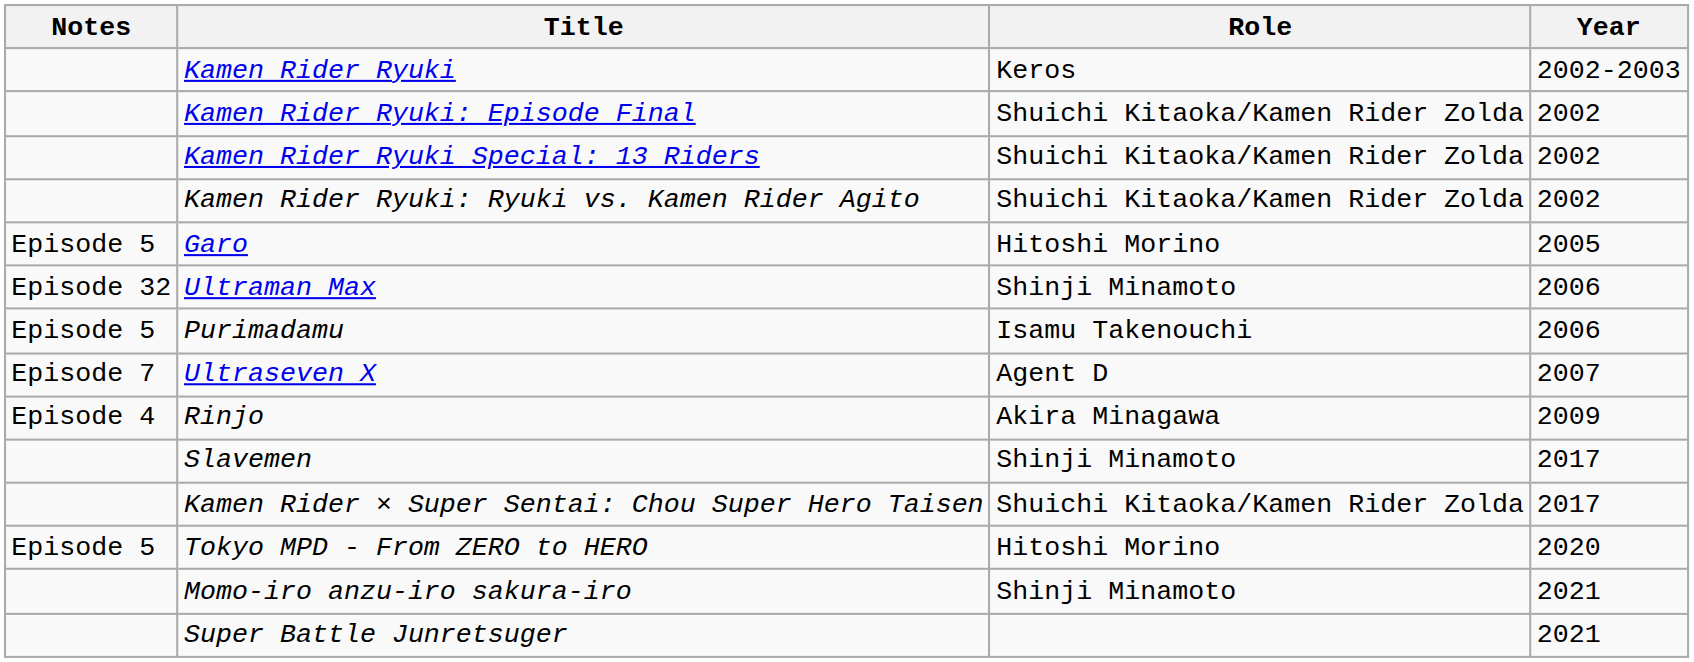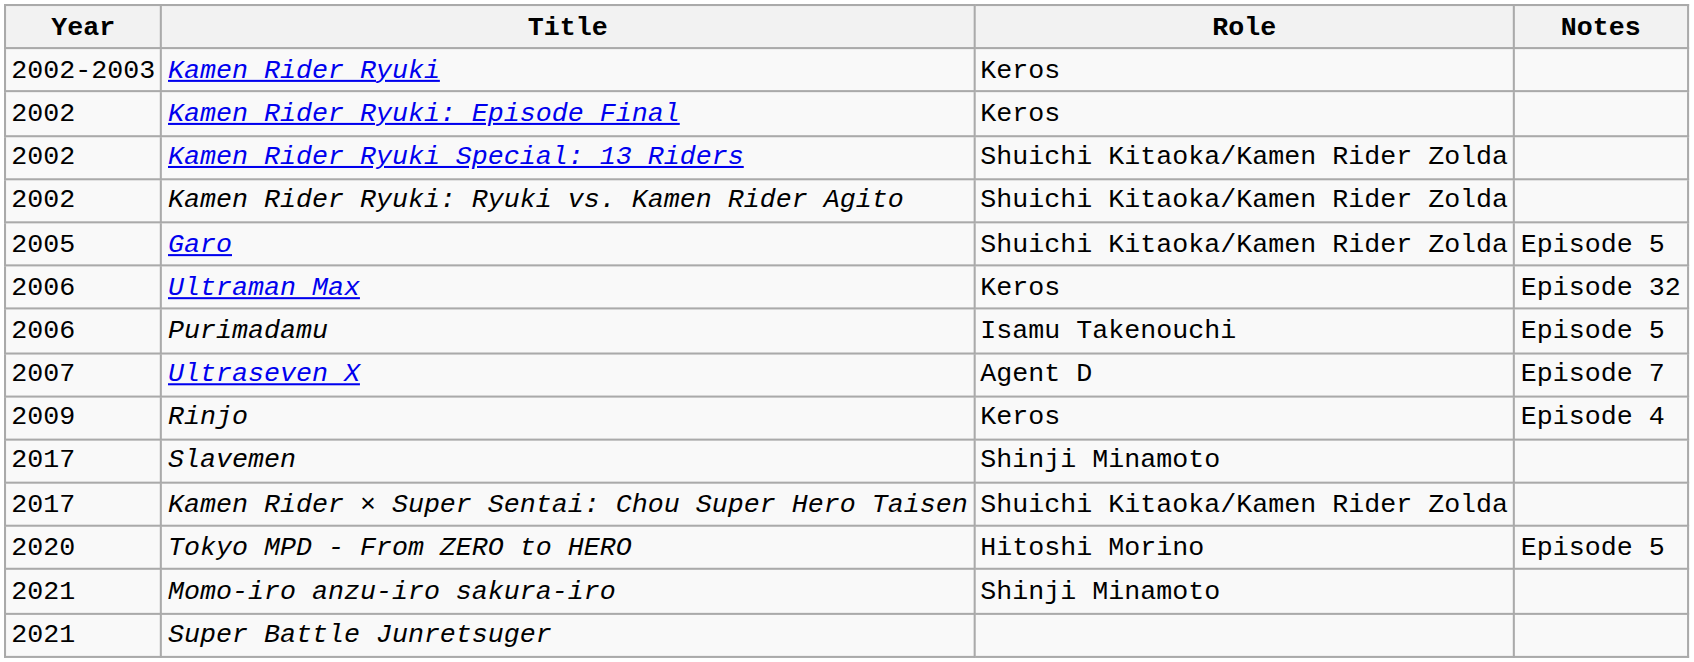columns swapped: (1609, 27) <-> (91, 27)
(1260, 114) Shuichi Kitaoka/Kamen Rider Zolda -> (1020, 114) Keros
(1108, 244) Hitoshi Morino -> (1244, 244) Shuichi Kitaoka/Kamen Rider Zolda
(1116, 287) Shinji Minamoto -> (1020, 287) Keros
(1108, 418) Akira Minagawa -> (1020, 418) Keros
